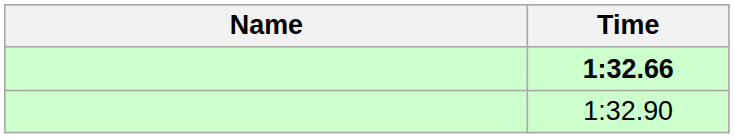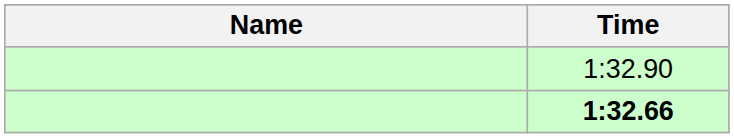rows swapped: (628, 68) <-> (628, 111)
